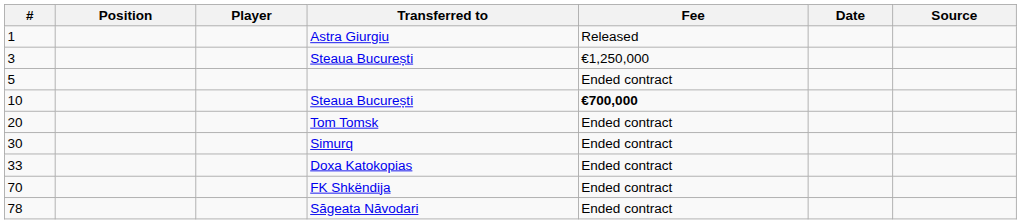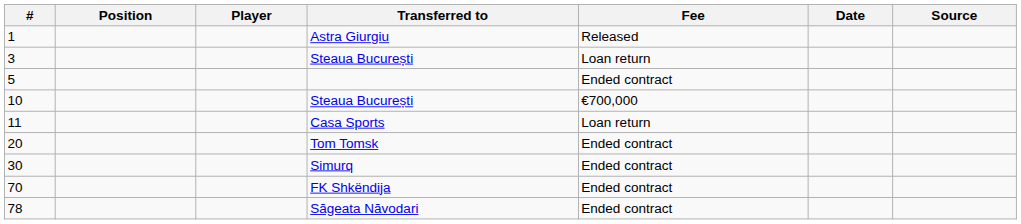(615, 58) €1,250,000 -> (616, 58) Loan return
(609, 101) bold -> (609, 101) normal
+ row: (15, 122)
- row: (15, 165)
